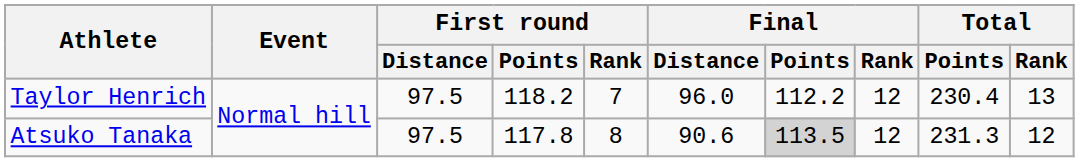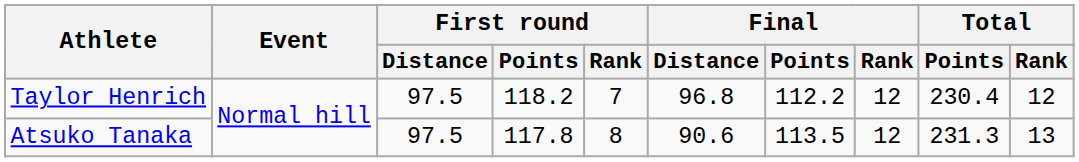(706, 98) 96.0 -> (706, 98) 96.8
(1042, 98) 13 -> (1042, 98) 12
(810, 137) lightgrey background -> (810, 137) no background
(1042, 137) 12 -> (1042, 137) 13
